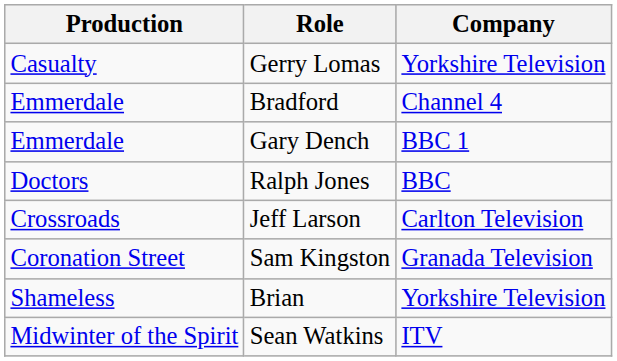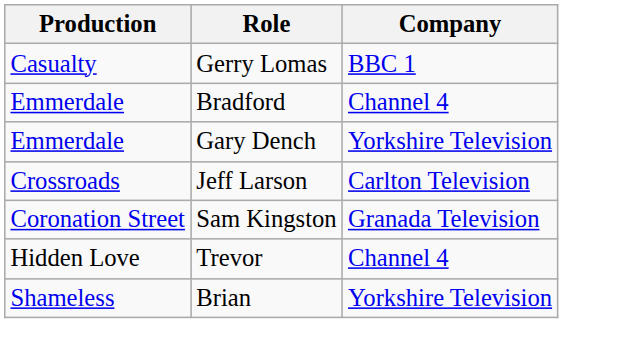(503, 63) Yorkshire Television -> (382, 63) BBC 1
(435, 141) BBC 1 -> (450, 141) Yorkshire Television
- row: (310, 180)
+ row: (229, 258)
- row: (317, 336)
